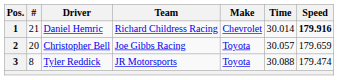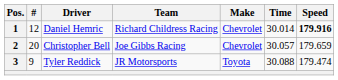(34, 29) 21 -> (34, 29) 12
(236, 46) Toyota -> (242, 46) Chevrolet
(31, 62) 8 -> (31, 62) 9
